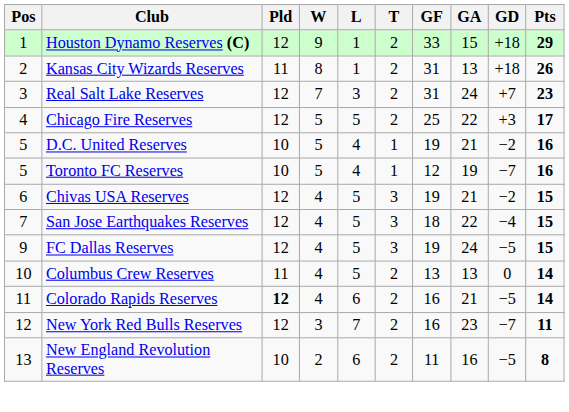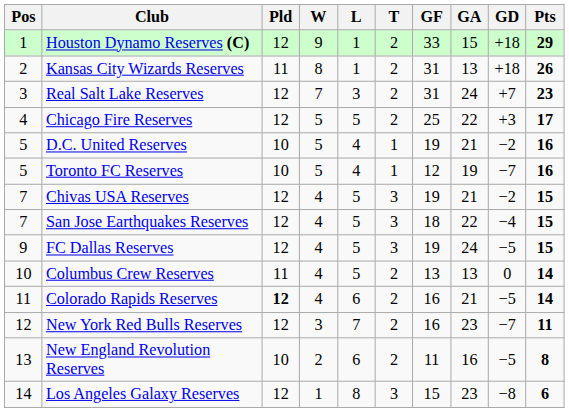(23, 196) 6 -> (23, 196) 7
+ row: (143, 394)
